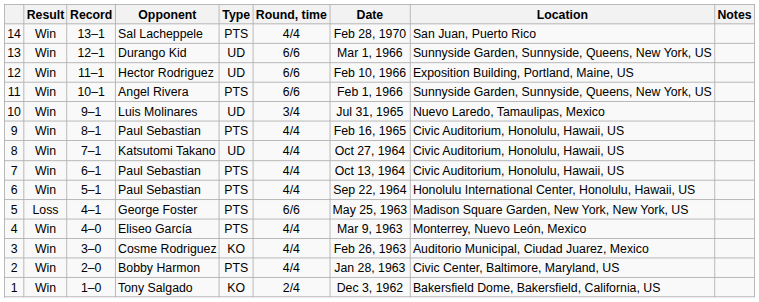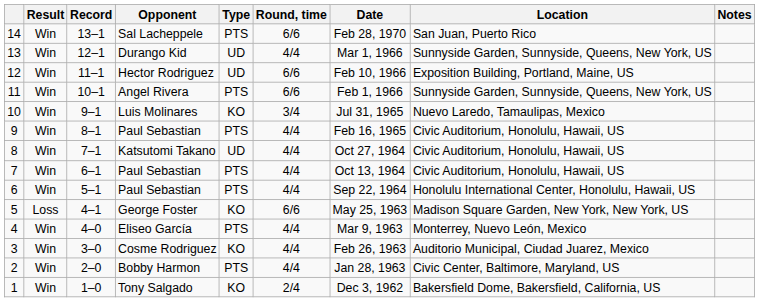(291, 34) 4/4 -> (291, 34) 6/6
(291, 53) 6/6 -> (291, 53) 4/4
(236, 112) UD -> (236, 112) KO
(236, 209) PTS -> (236, 209) KO
